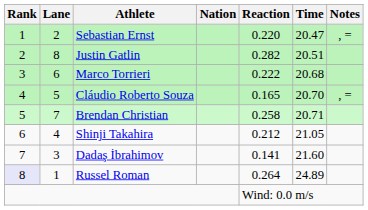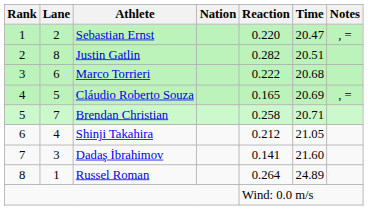(310, 94) 20.70 -> (310, 94) 20.69
(22, 174) lavender background -> (22, 174) no background
